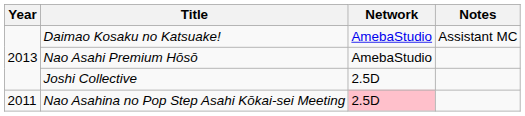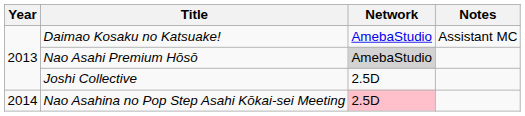(392, 57) no background -> (392, 57) lightgrey background
(22, 100) 2011 -> (22, 100) 2014
